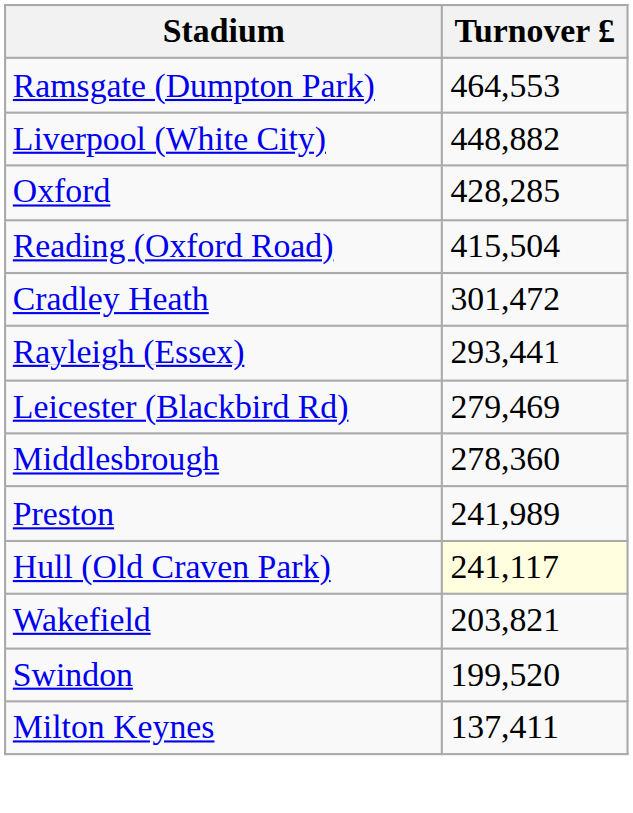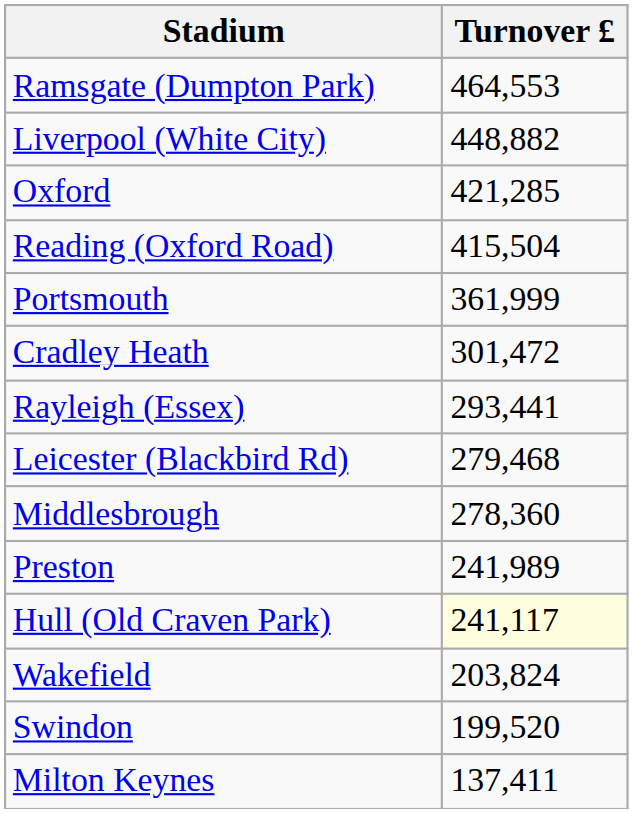(505, 191) 428,285 -> (505, 191) 421,285
+ row: (91, 298)
(505, 406) 279,469 -> (505, 459) 279,468
(505, 620) 203,821 -> (505, 673) 203,824
